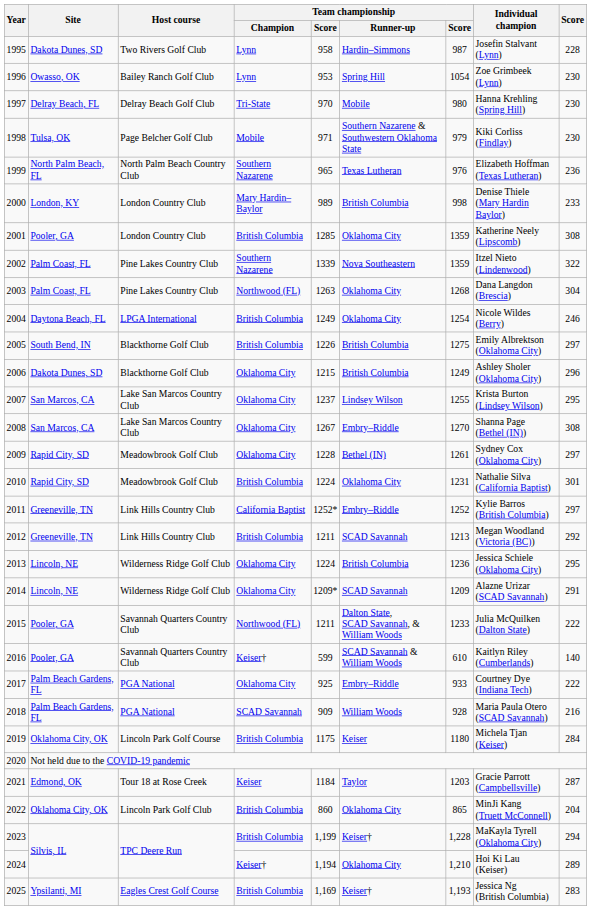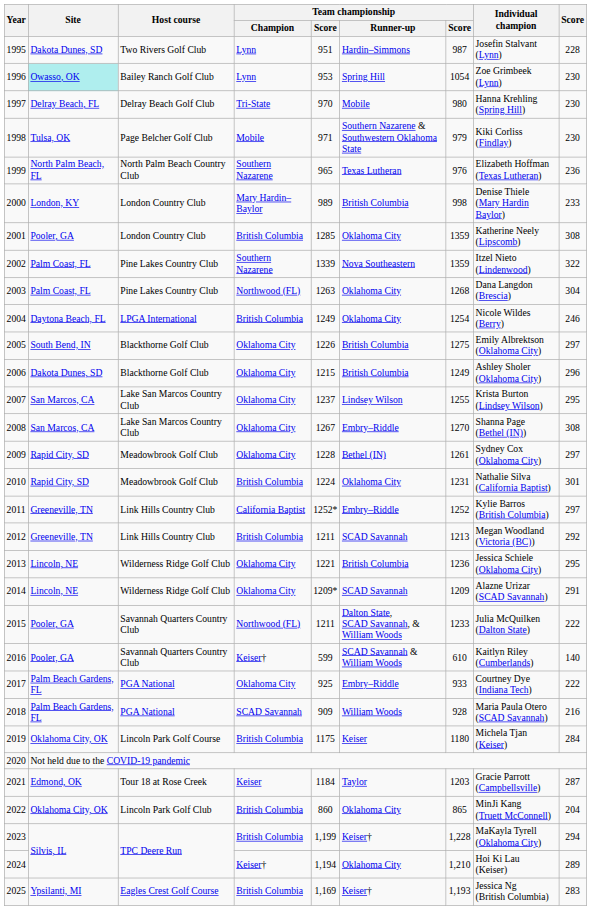(325, 50) 958 -> (325, 50) 951
(55, 77) no background -> (55, 77) paleturquoise background
(270, 346) British Columbia -> (266, 346) Oklahoma City
(325, 564) 1224 -> (325, 564) 1221
